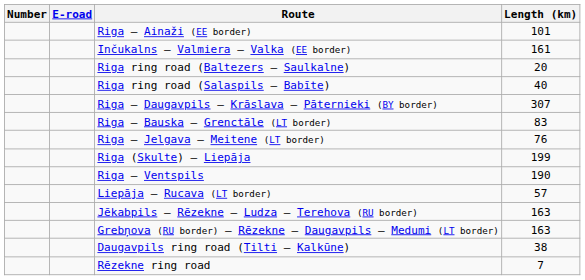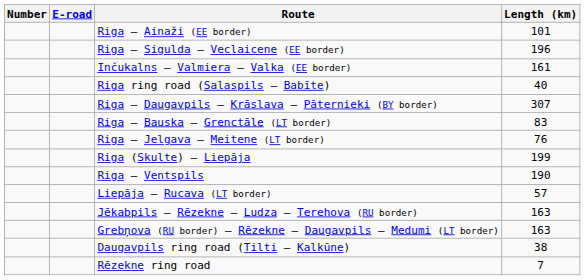+ row: (221, 49)
- row: (224, 67)
